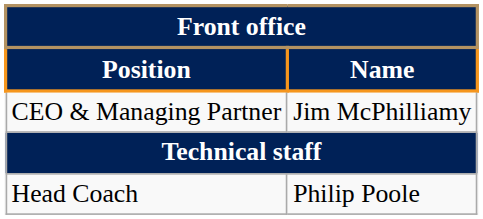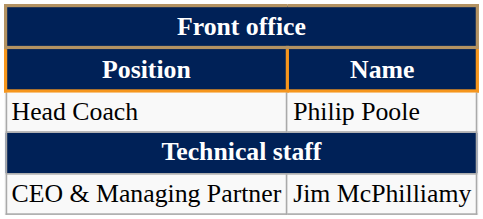rows swapped: (146, 111) <-> (75, 193)
